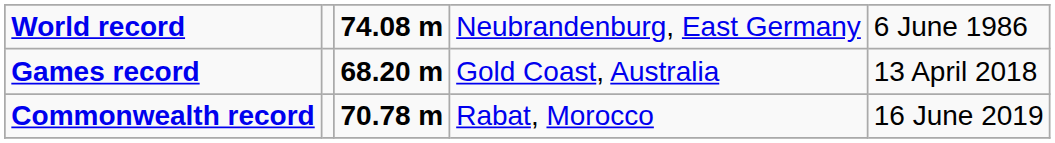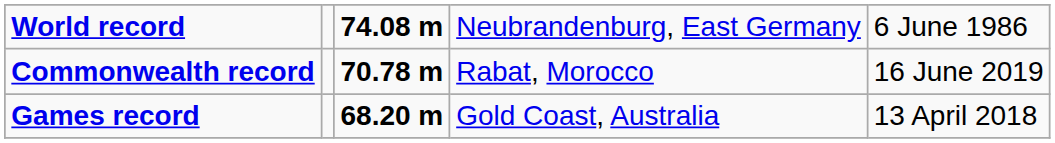rows swapped: (163, 115) <-> (105, 71)
